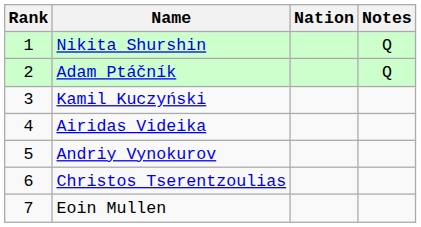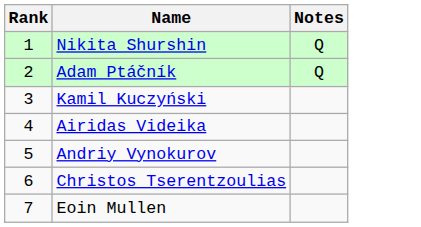- column: (324, 18)
